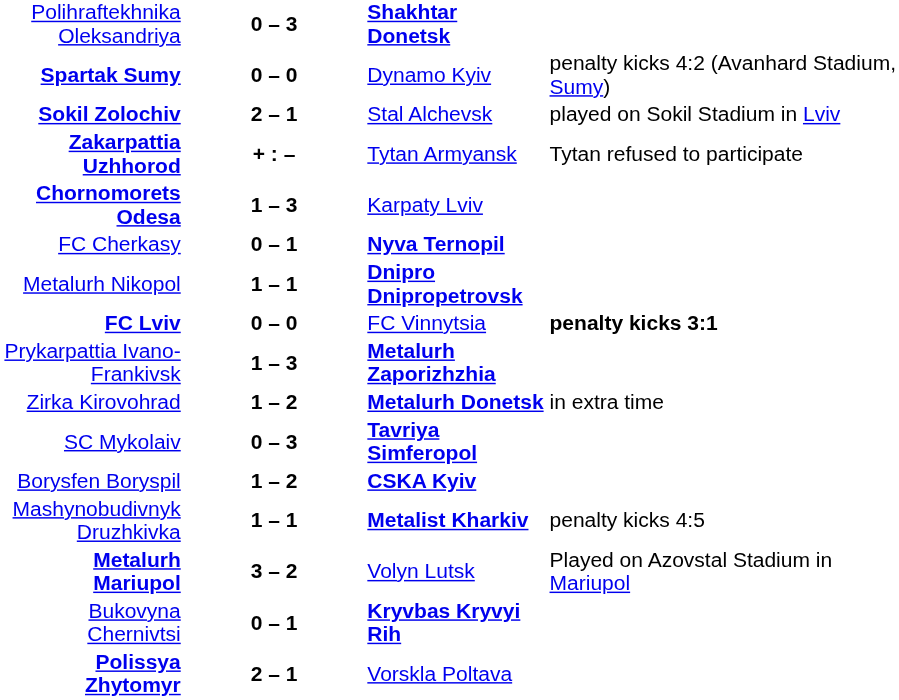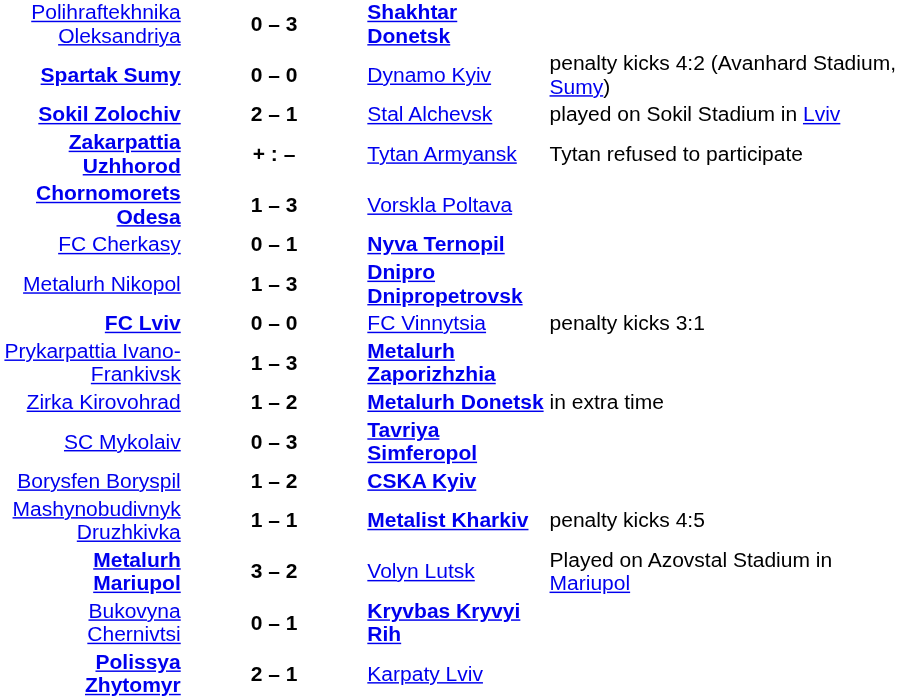(425, 205) Karpaty Lviv -> (440, 205) Vorskla Poltava
(274, 284) 1 – 1 -> (274, 284) 1 – 3
(634, 323) bold -> (627, 323) normal
(440, 673) Vorskla Poltava -> (425, 673) Karpaty Lviv
